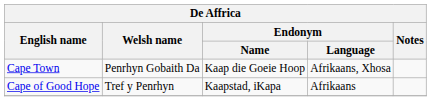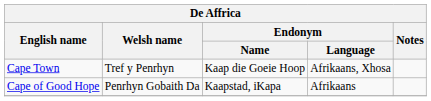(152, 68) Penrhyn Gobaith Da -> (139, 68) Tref y Penrhyn
(139, 86) Tref y Penrhyn -> (152, 86) Penrhyn Gobaith Da
